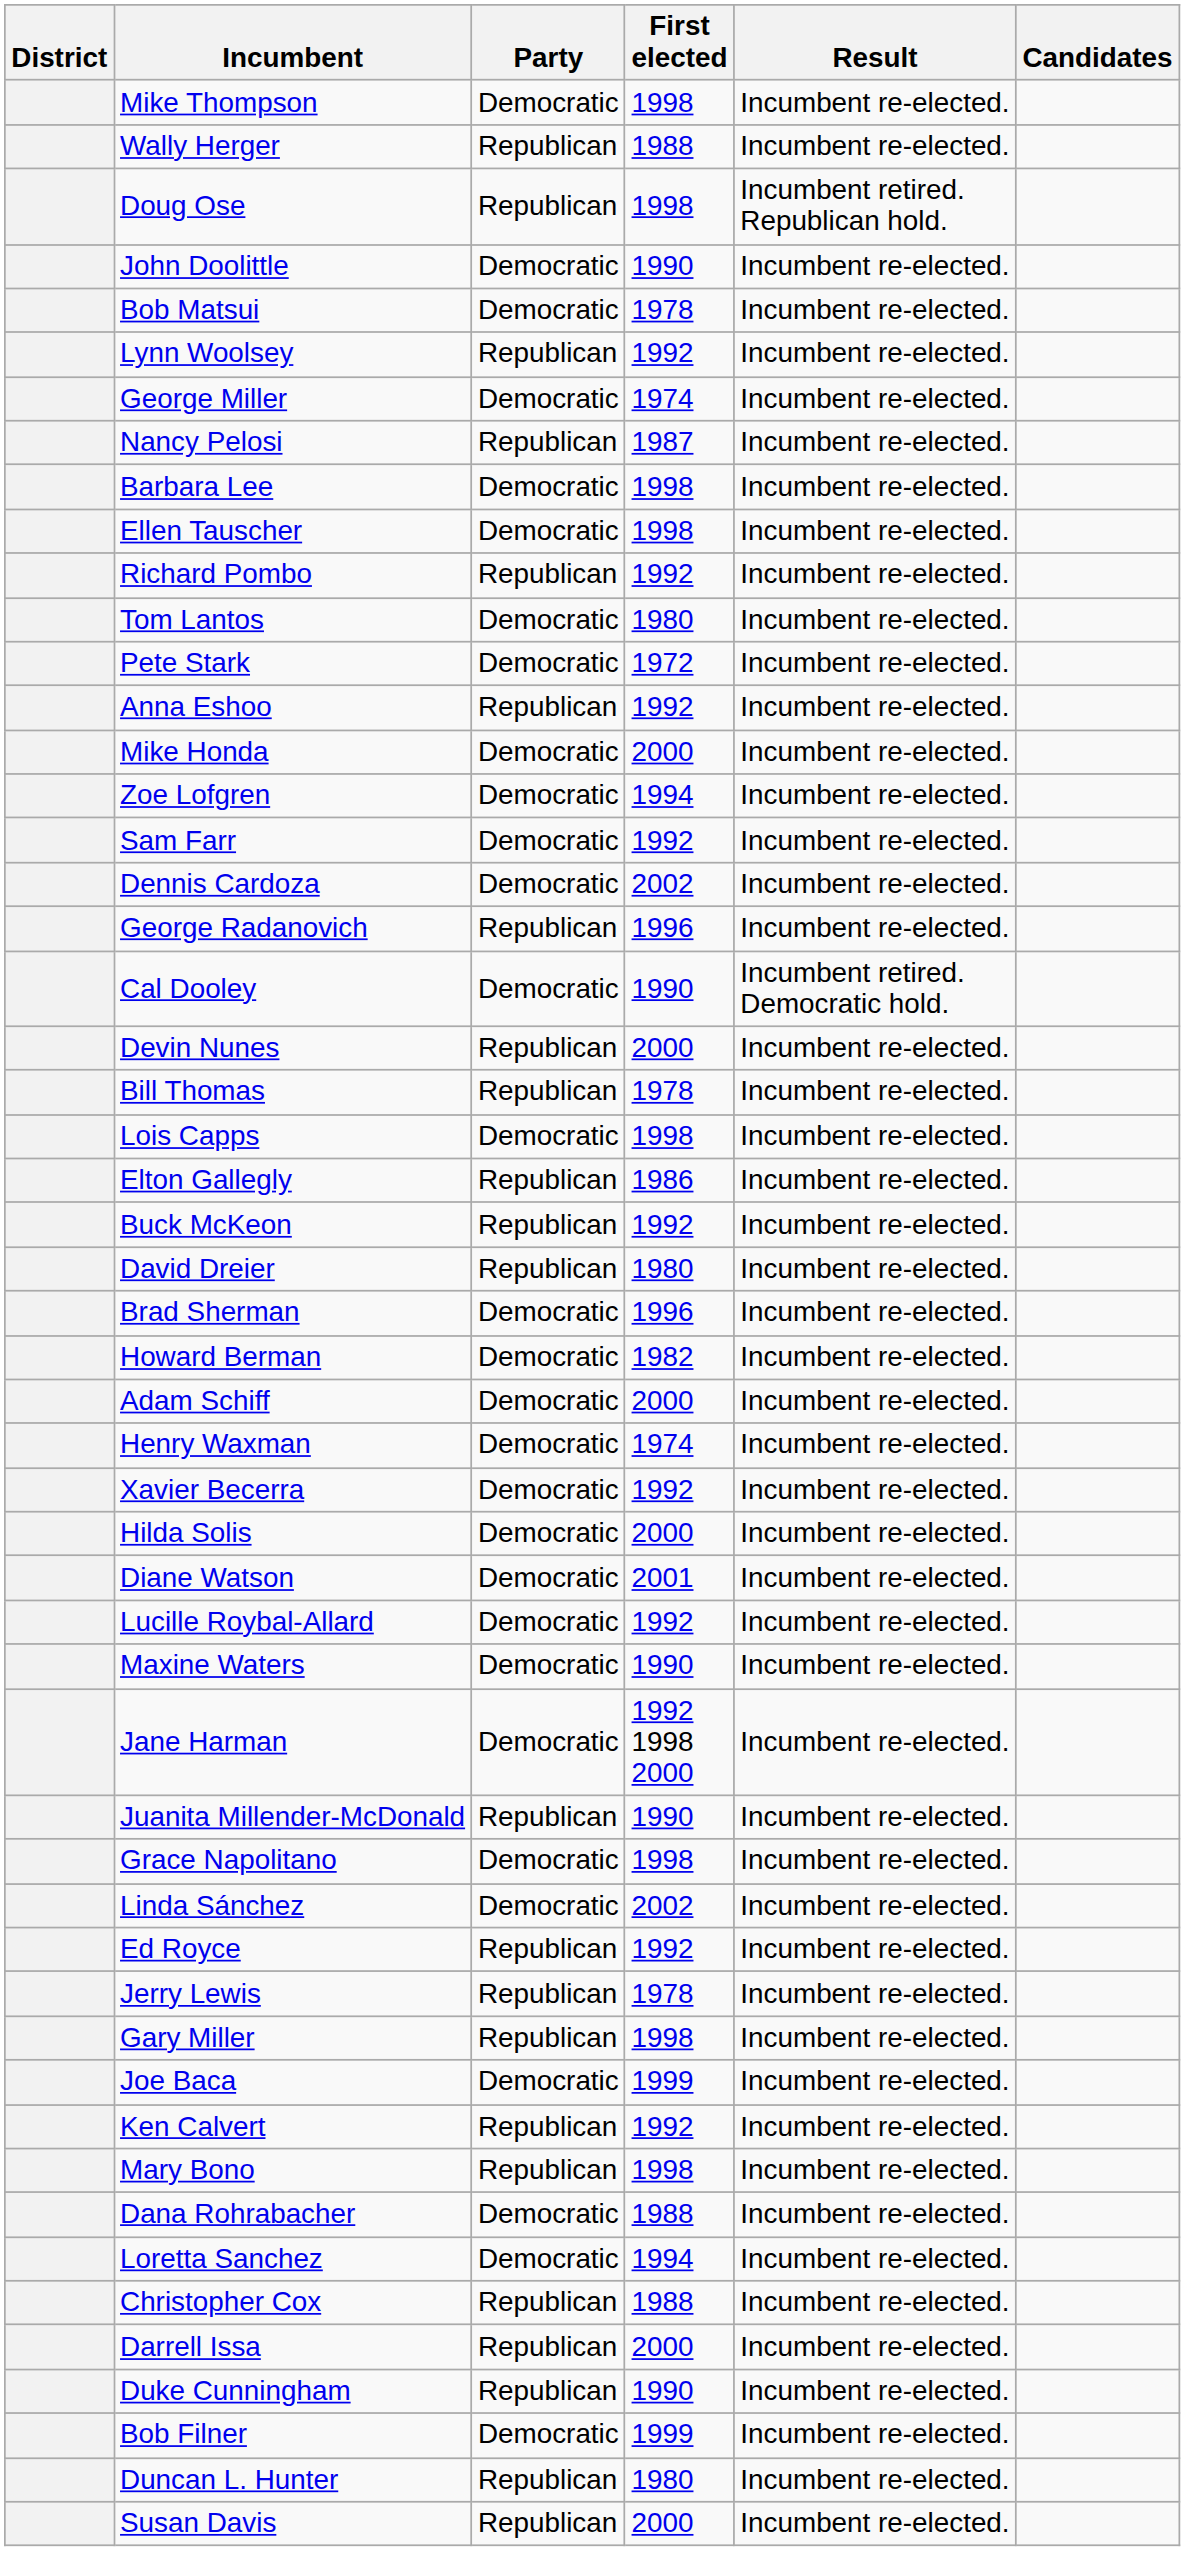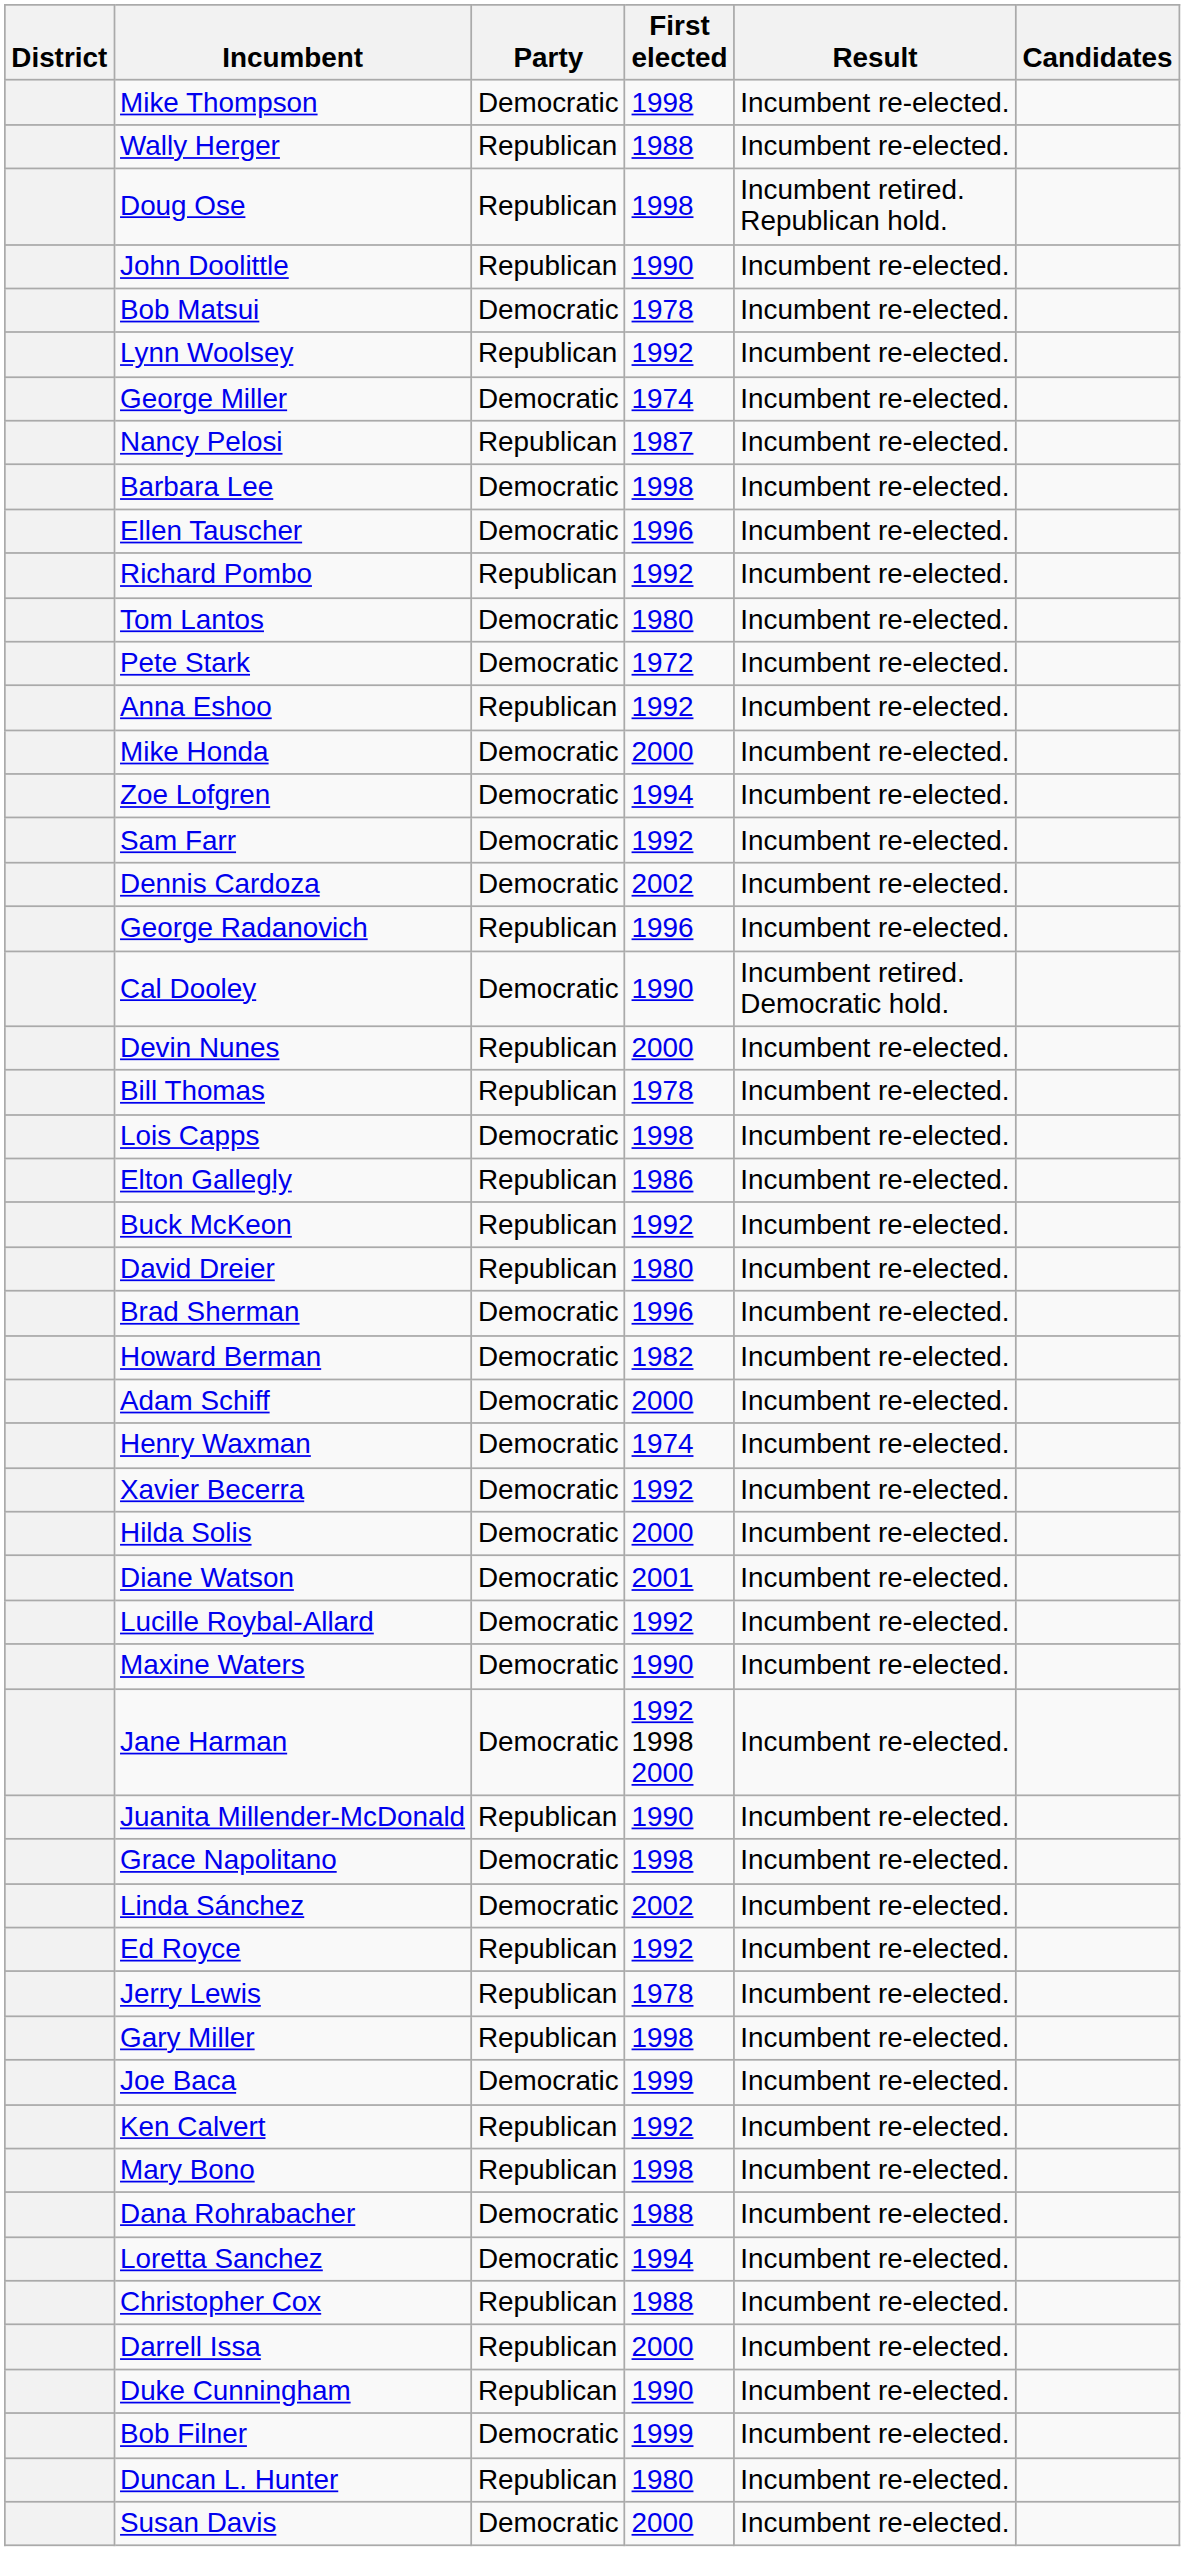(548, 265) Democratic -> (548, 265) Republican
(663, 530) 1998 -> (663, 530) 1996
(548, 2523) Republican -> (548, 2523) Democratic
